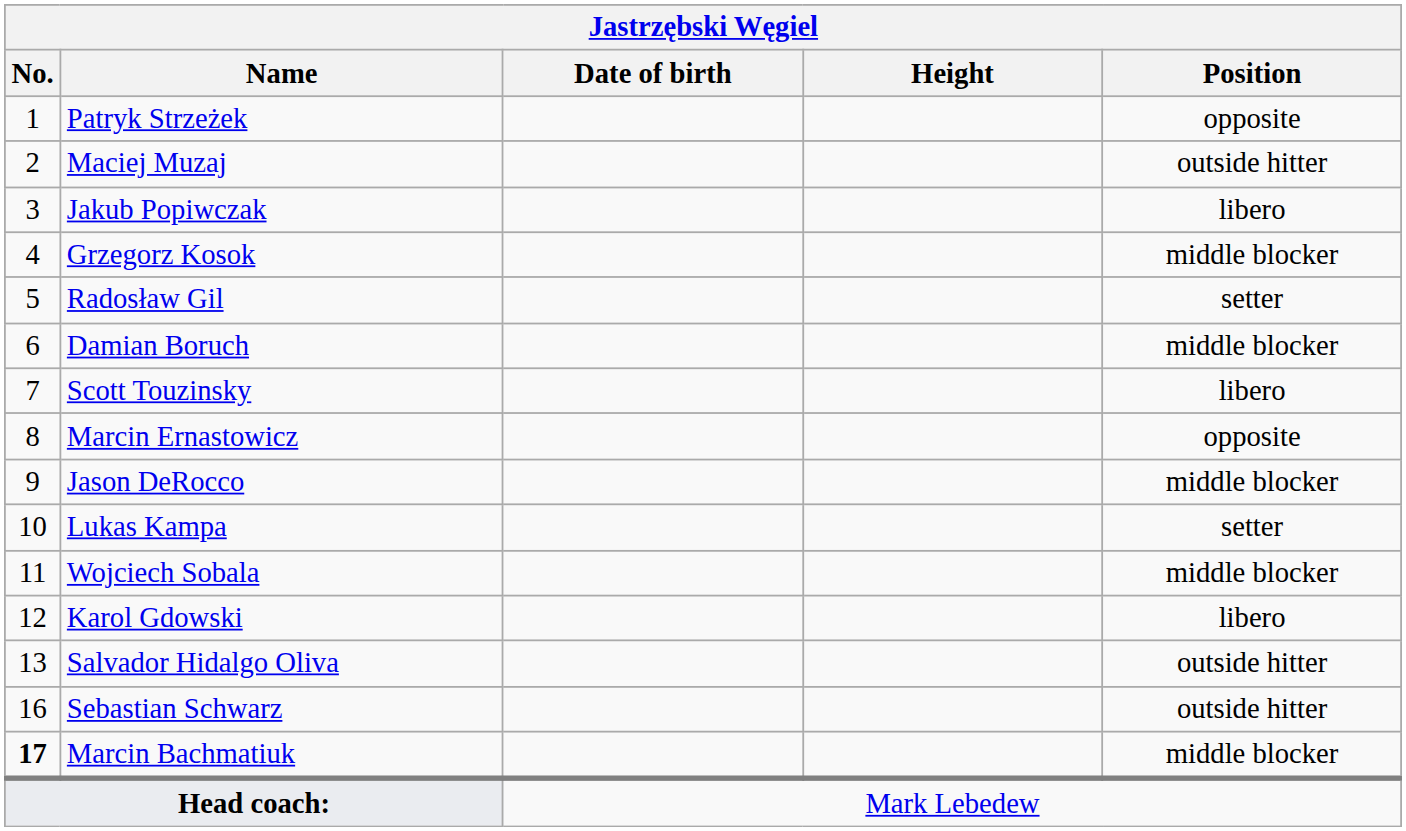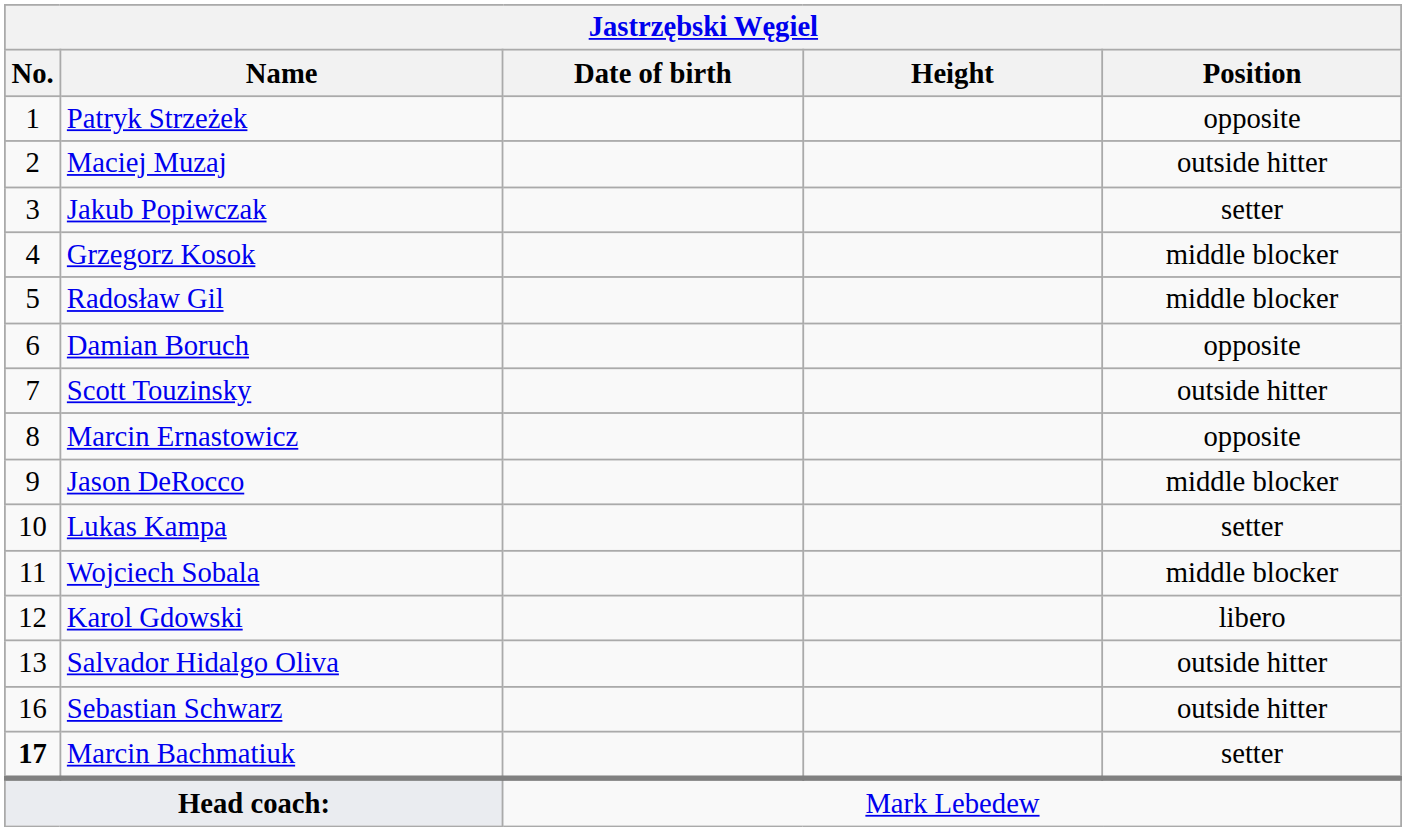(1252, 208) libero -> (1252, 208) setter
(1252, 299) setter -> (1252, 299) middle blocker
(1252, 345) middle blocker -> (1252, 345) opposite
(1252, 390) libero -> (1252, 390) outside hitter
(1252, 753) middle blocker -> (1252, 753) setter
